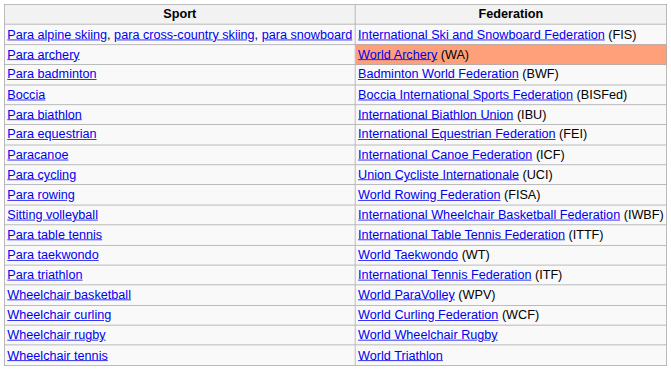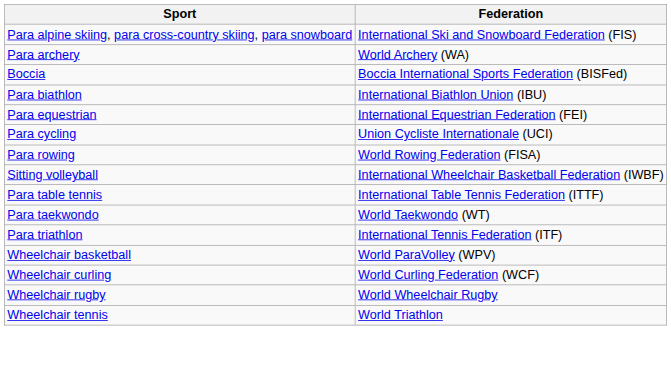(414, 54) lightsalmon background -> (414, 54) no background
- row: (52, 74)
- row: (38, 154)
